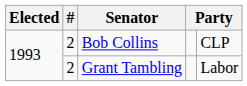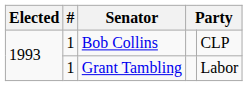(71, 43) 2 -> (71, 43) 1
(71, 68) 2 -> (71, 68) 1
